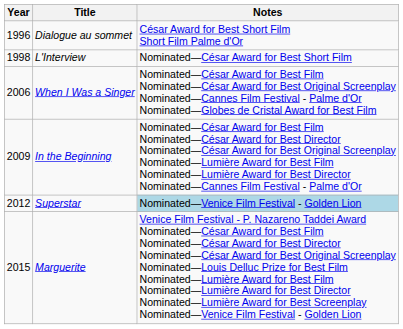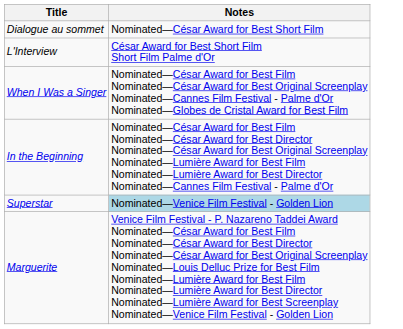- column: (19, 12)
(215, 35) César Award for Best Short Film Short Film Palme d'Or -> (217, 29) Nominated—César Award for Best Short Film
(246, 58) Nominated—César Award for Best Short Film -> (187, 52) César Award for Best Short Film Short Film Palme d'Or
